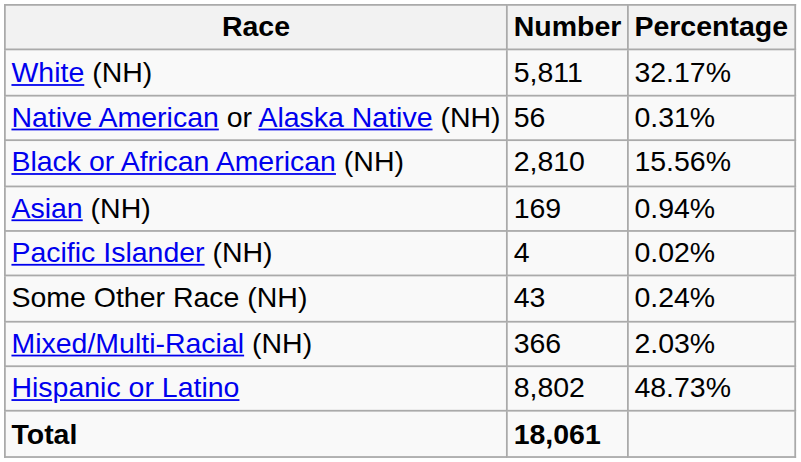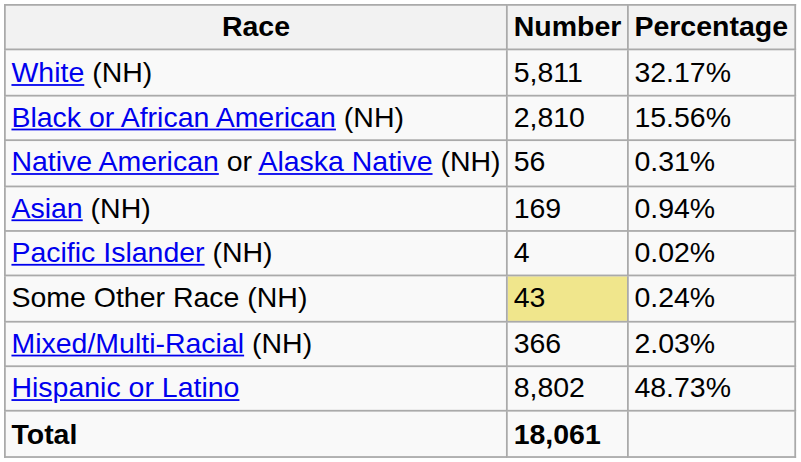rows swapped: (208, 162) <-> (256, 117)
(530, 298) no background -> (530, 298) khaki background
